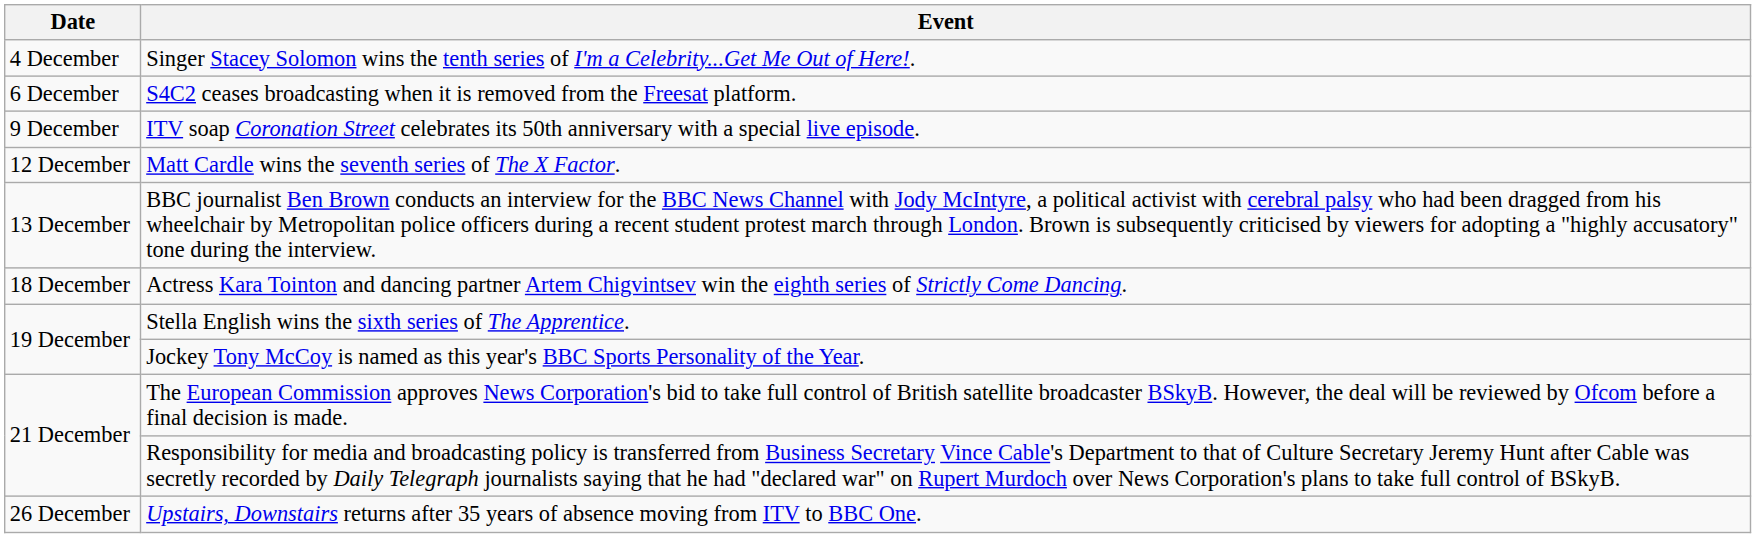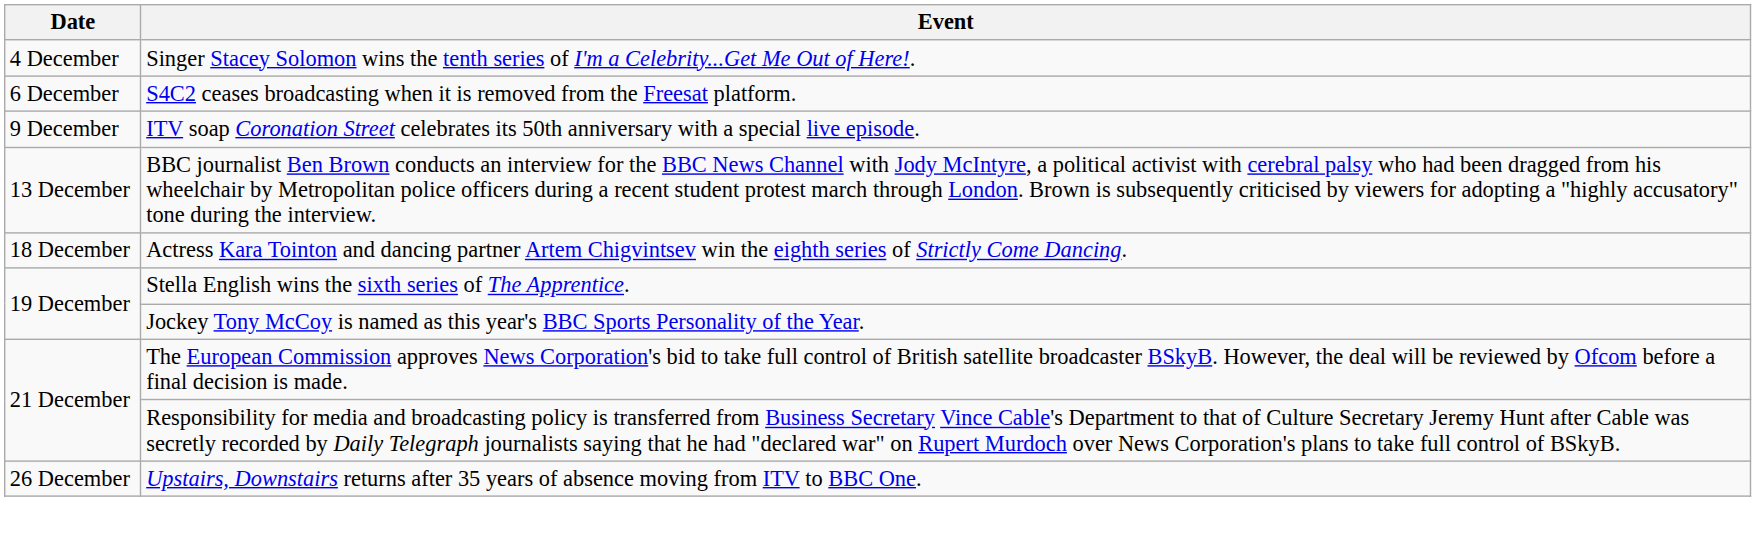- row: (383, 164)
